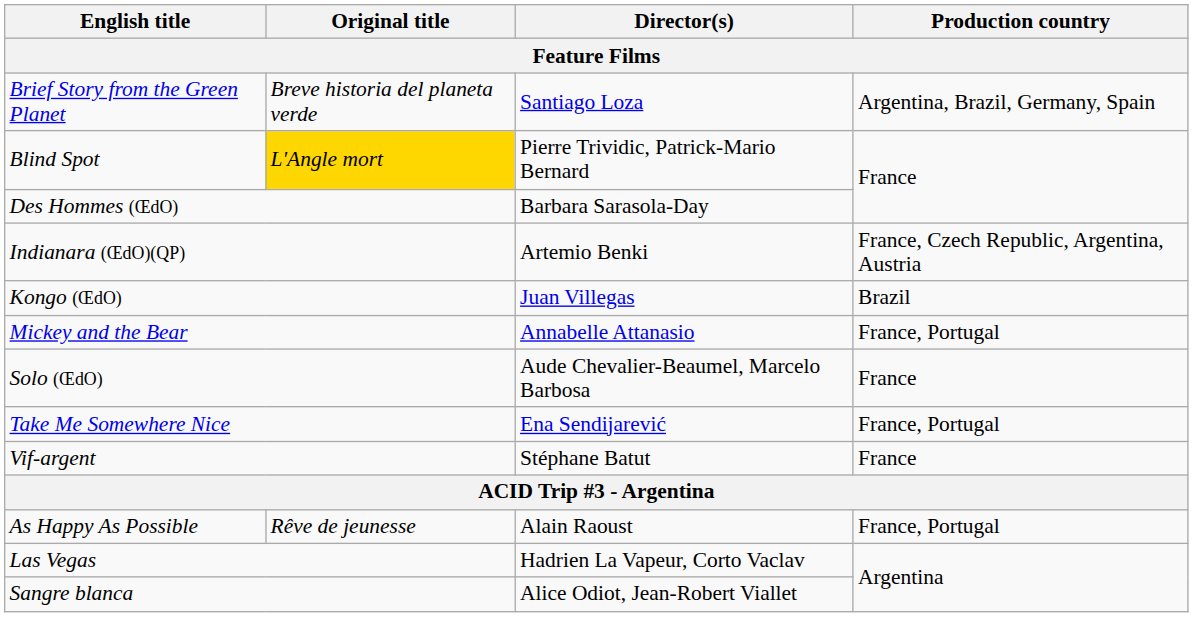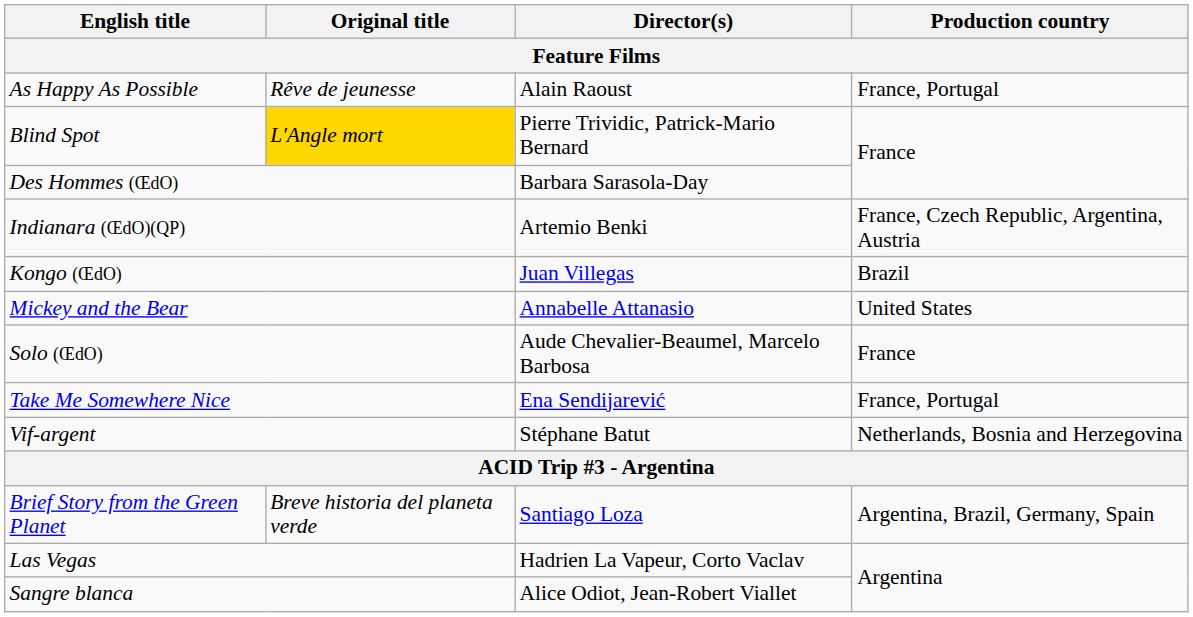rows swapped: (104, 526) <-> (124, 101)
(929, 331) France, Portugal -> (915, 307) United States
(887, 458) France -> (1020, 433) Netherlands, Bosnia and Herzegovina
